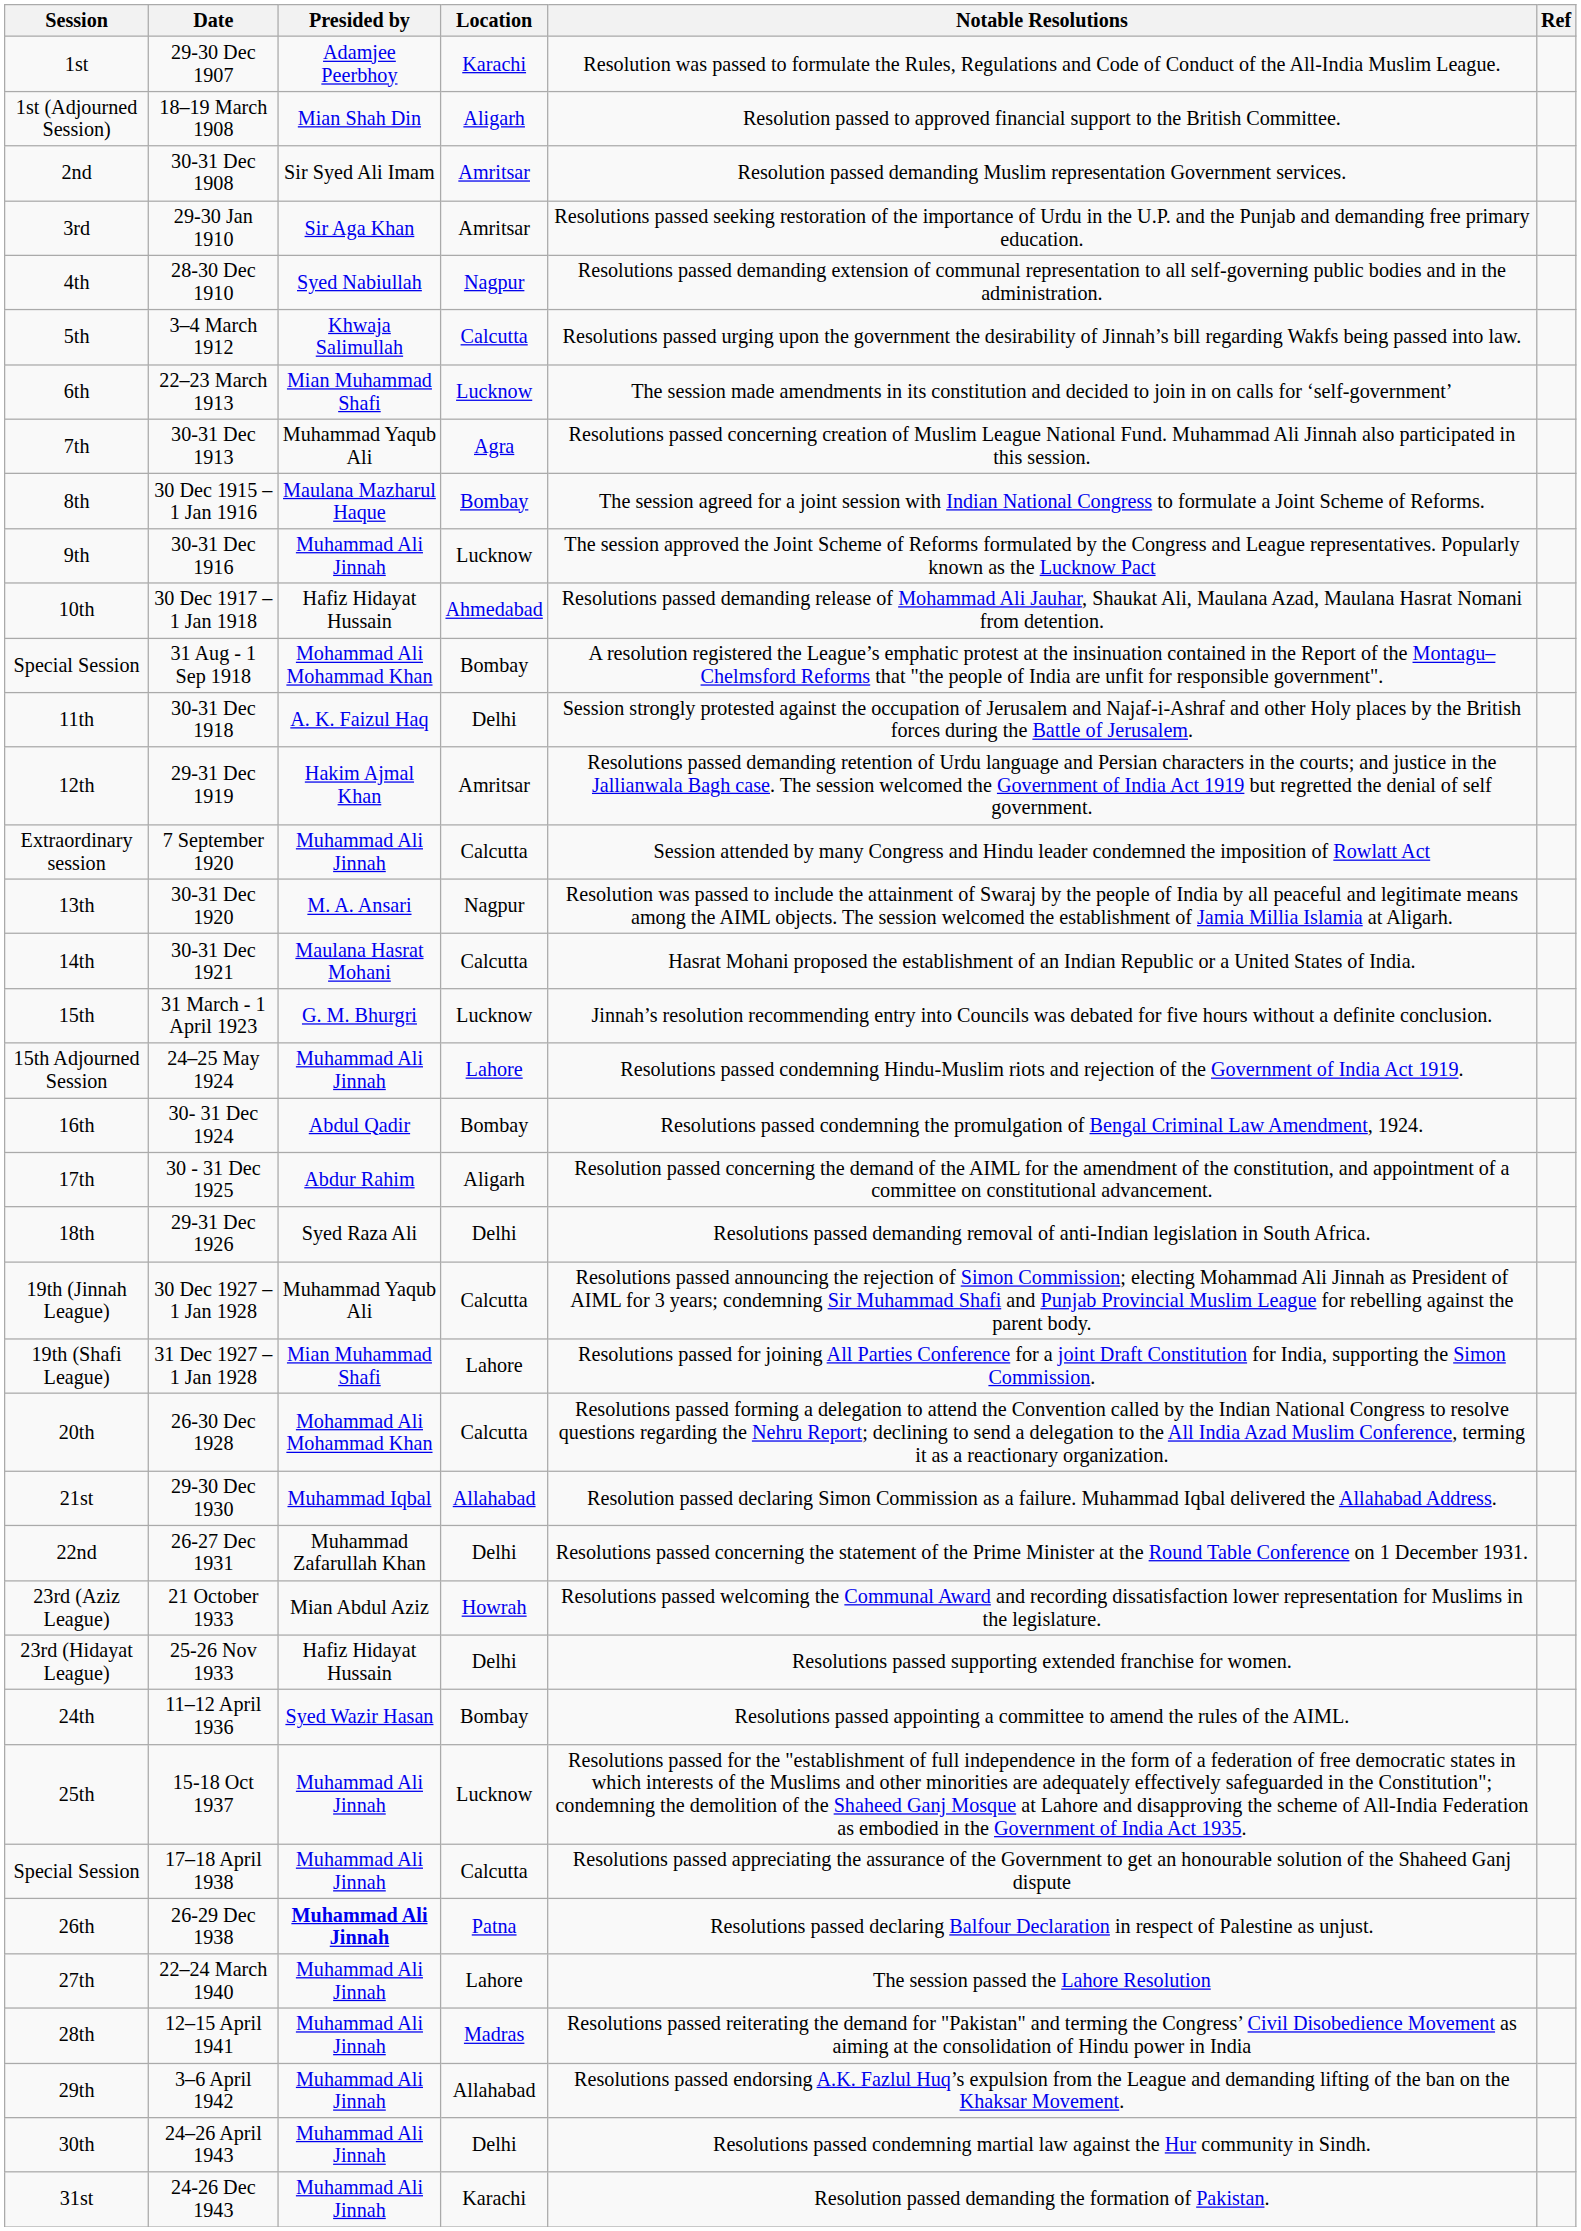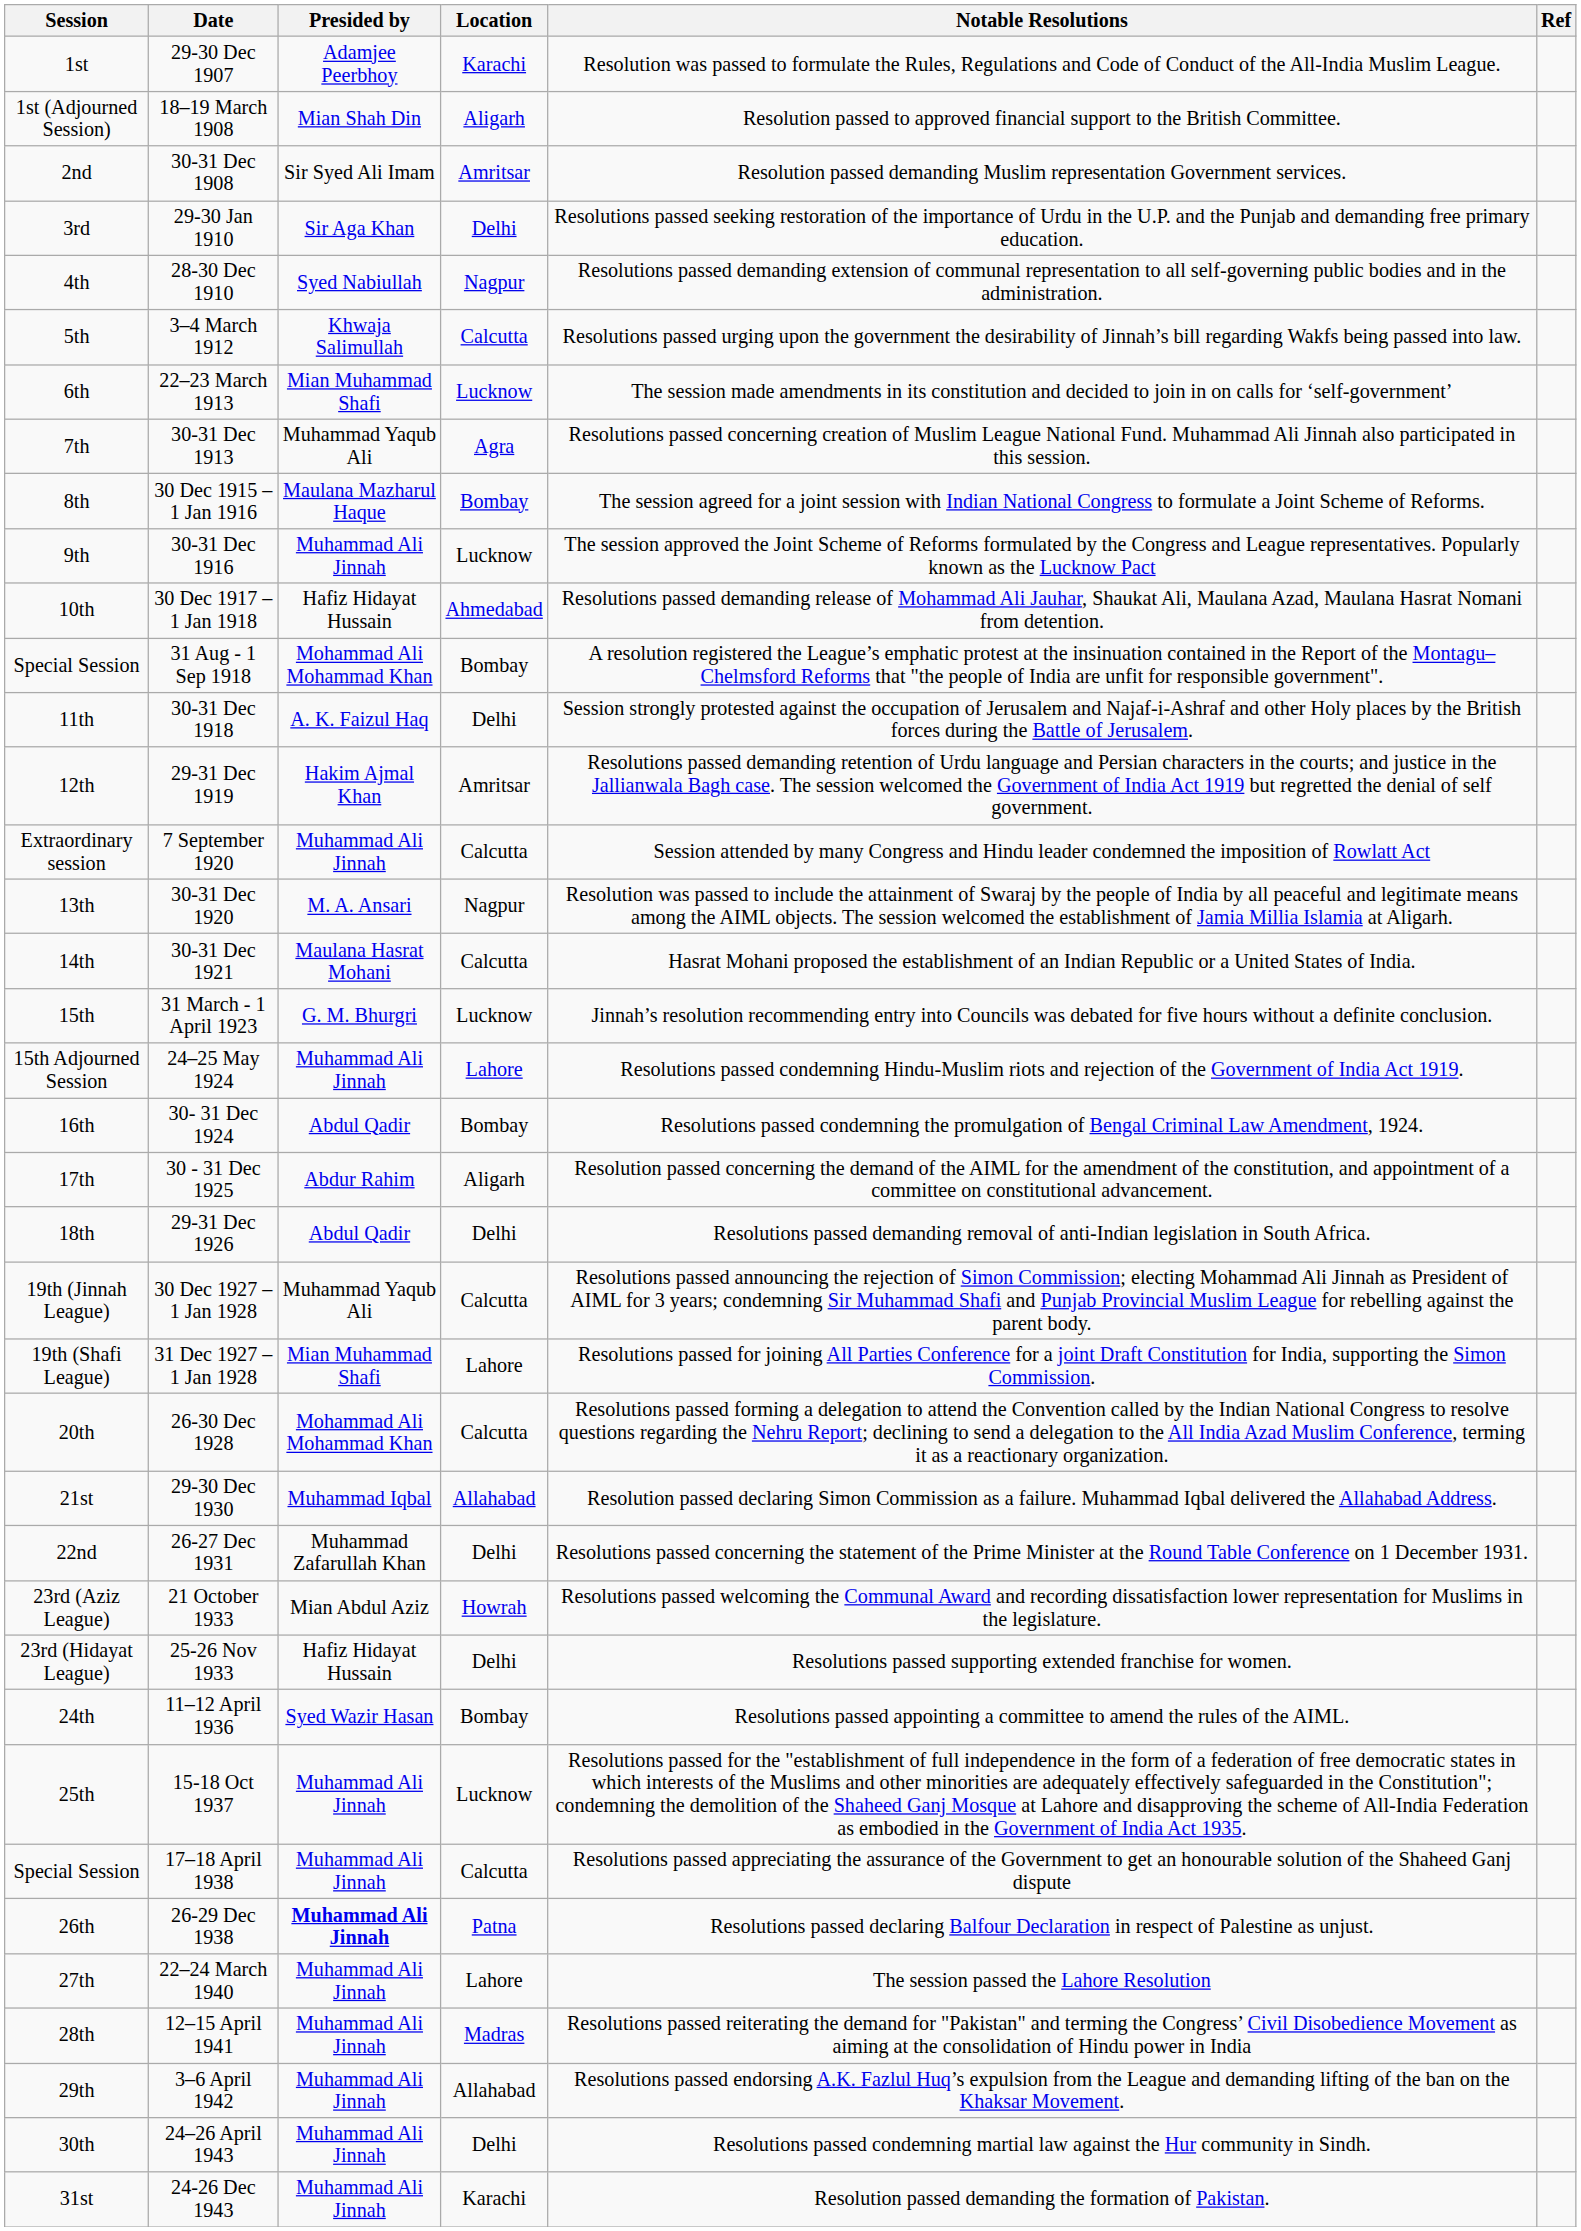(494, 227) Amritsar -> (494, 227) Delhi
(359, 1234) Syed Raza Ali -> (359, 1234) Abdul Qadir
